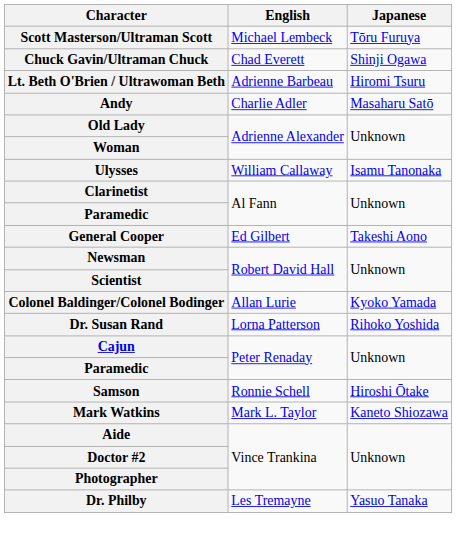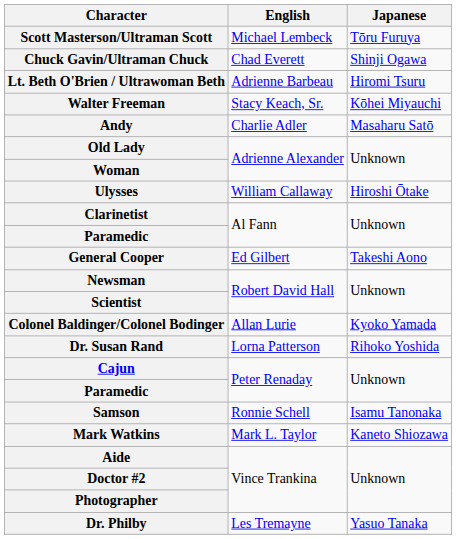+ row: (116, 103)
(396, 170) Isamu Tanonaka -> (389, 192) Hiroshi Ōtake
(389, 390) Hiroshi Ōtake -> (396, 412) Isamu Tanonaka
